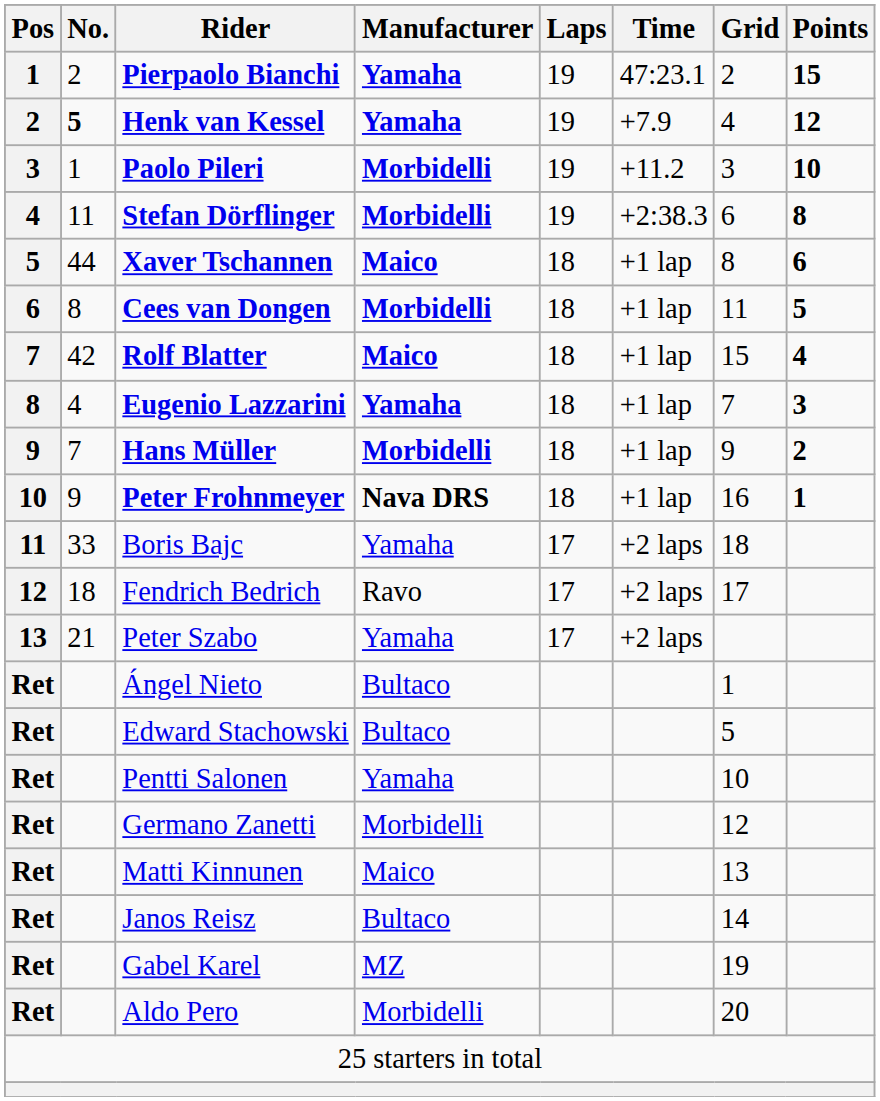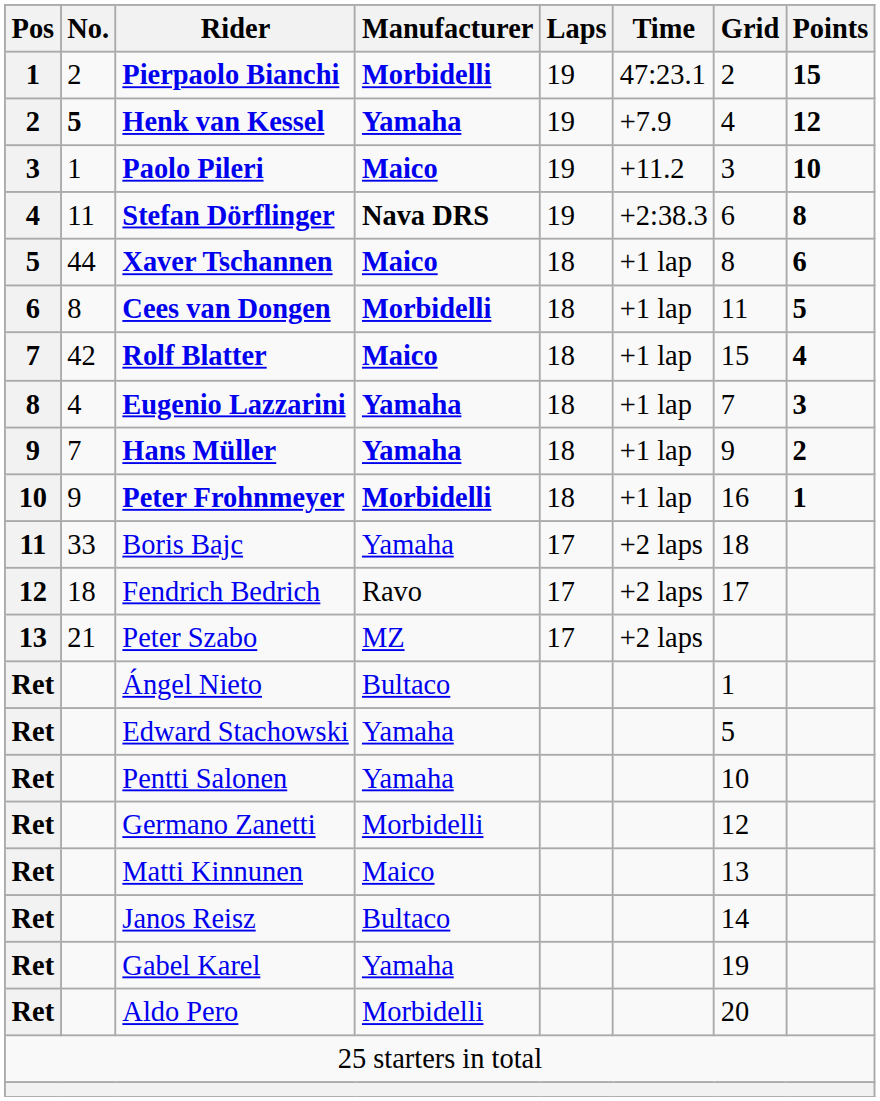(412, 74) Yamaha -> (427, 74) Morbidelli
(427, 168) Morbidelli -> (400, 168) Maico
(427, 215) Morbidelli -> (425, 215) Nava DRS
(427, 449) Morbidelli -> (412, 449) Yamaha
(425, 496) Nava DRS -> (427, 496) Morbidelli
(408, 637) Yamaha -> (383, 637) MZ
(406, 731) Bultaco -> (408, 731) Yamaha
(383, 965) MZ -> (408, 965) Yamaha
